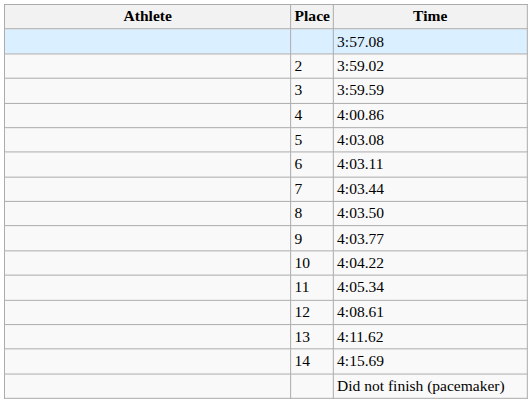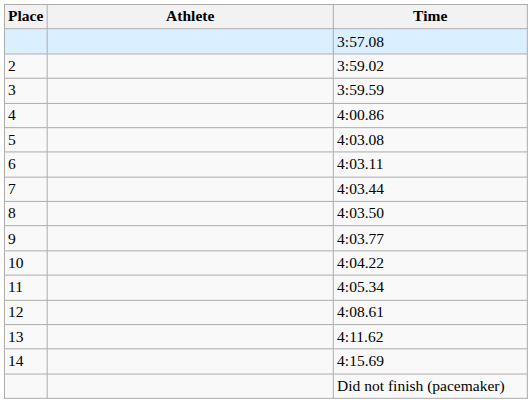columns swapped: (312, 16) <-> (148, 16)
